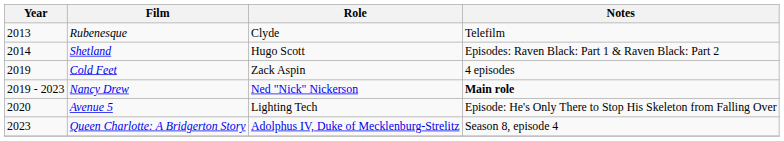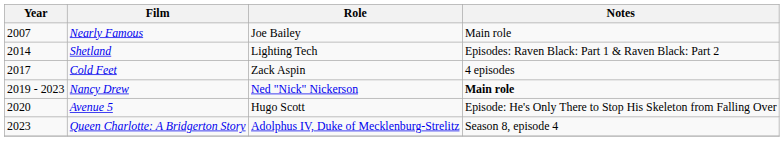+ row: (106, 32)
- row: (98, 32)
(278, 51) Hugo Scott -> (284, 51) Lighting Tech
(19, 70) 2019 -> (19, 70) 2017
(284, 107) Lighting Tech -> (278, 107) Hugo Scott
